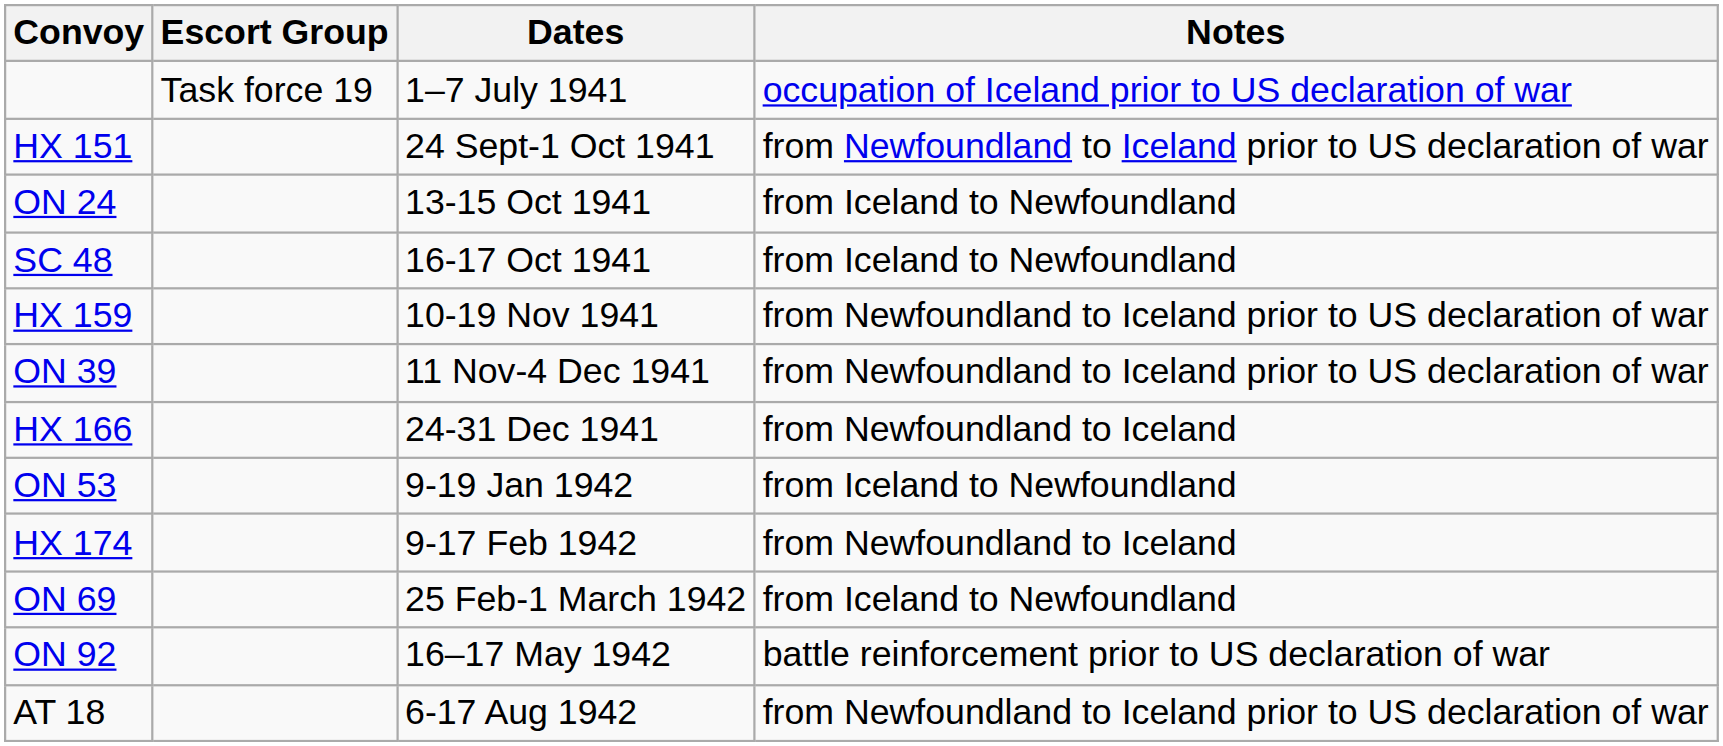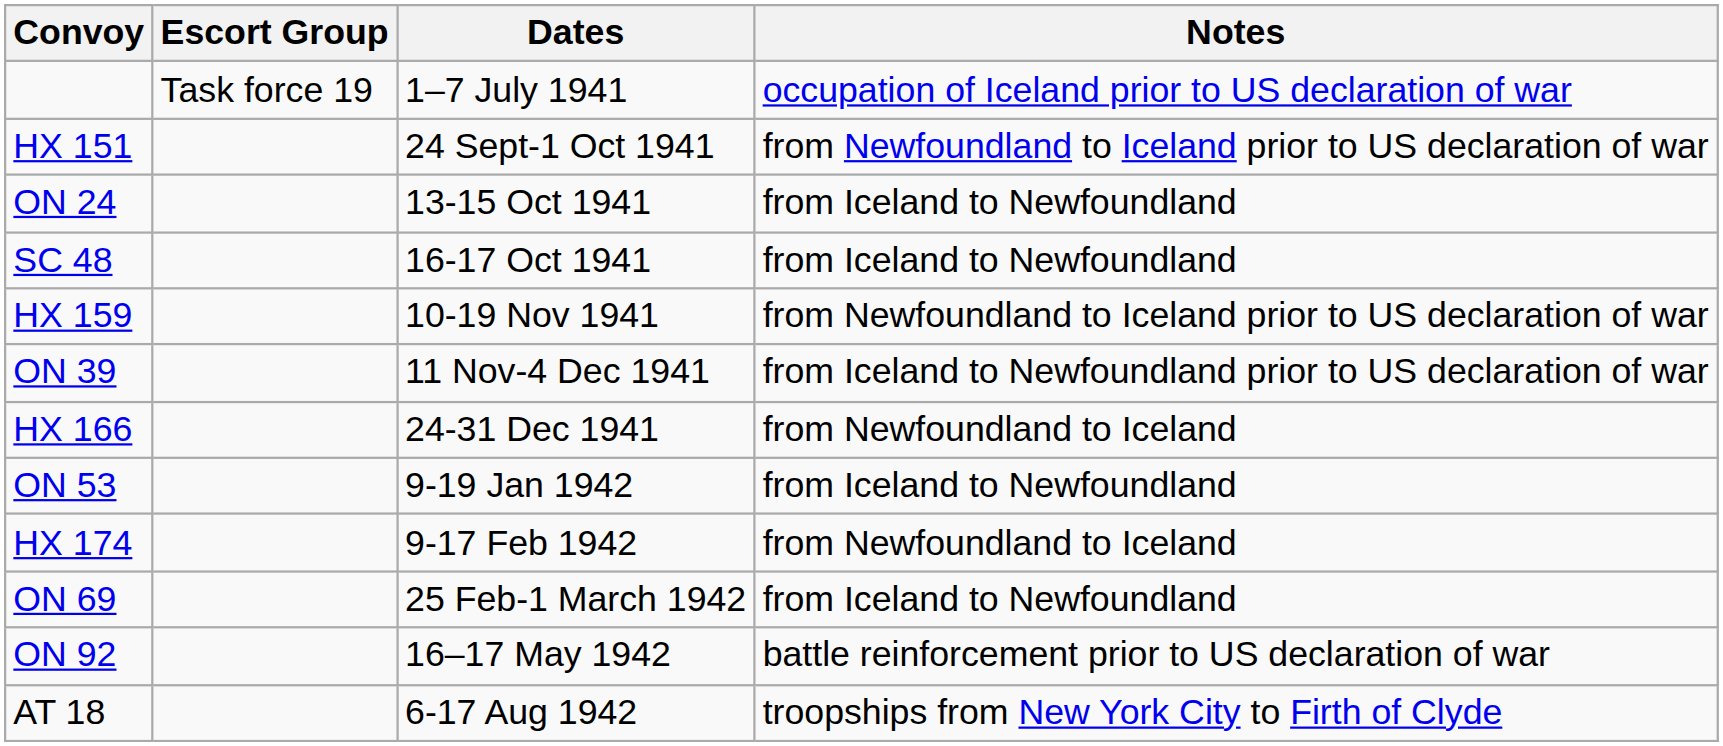(1236, 372) from Newfoundland to Iceland prior to US declaration of war -> (1236, 372) from Iceland to Newfoundland prior to US declaration of war
(1236, 711) from Newfoundland to Iceland prior to US declaration of war -> (1132, 711) troopships from New York City to Firth of Clyde
